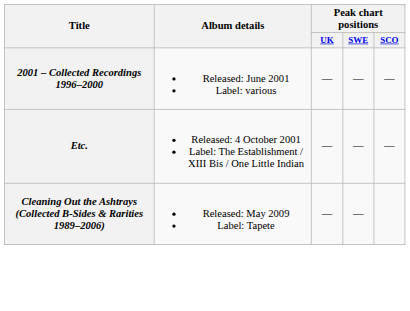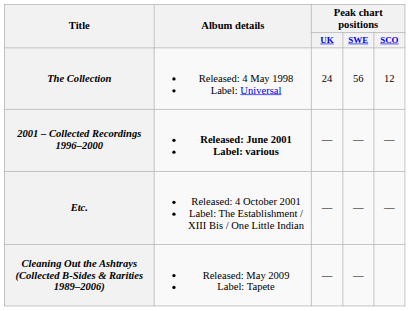+ row: (79, 78)
(233, 85) normal -> (233, 146) bold
